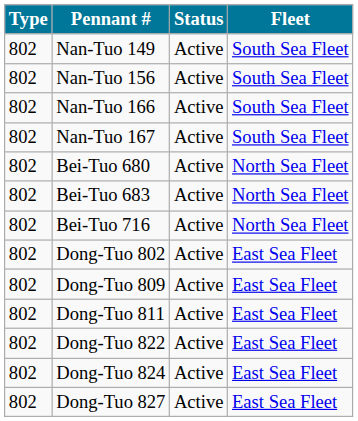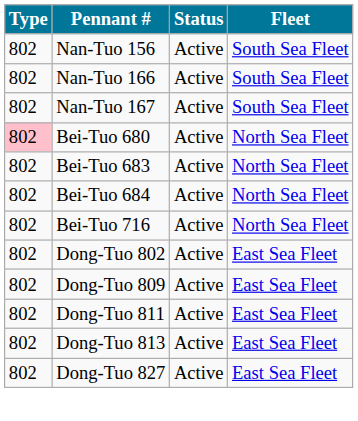- row: (106, 48)
(23, 166) no background -> (23, 136) pink background
+ row: (103, 195)
+ row: (111, 343)
- row: (111, 343)
- row: (111, 372)
